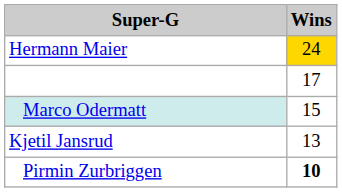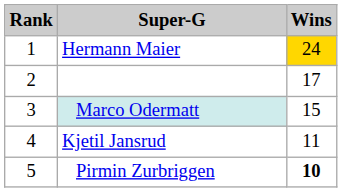+ column: (31, 19)
(311, 140) 13 -> (311, 140) 11
